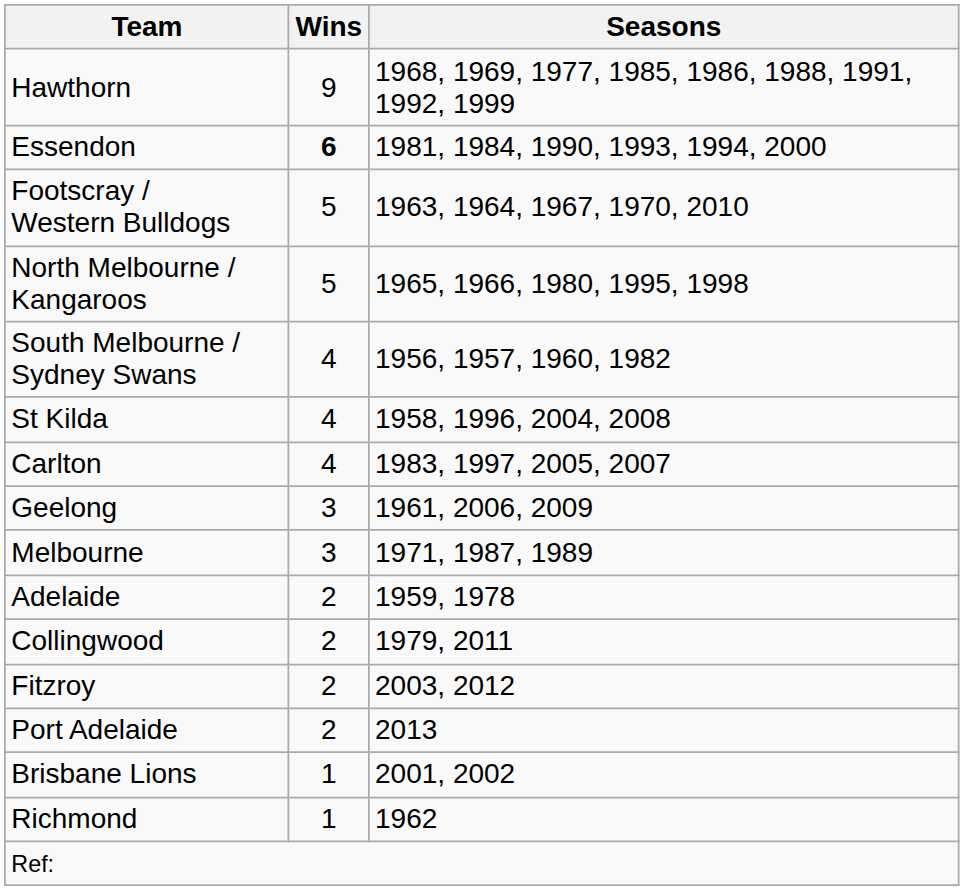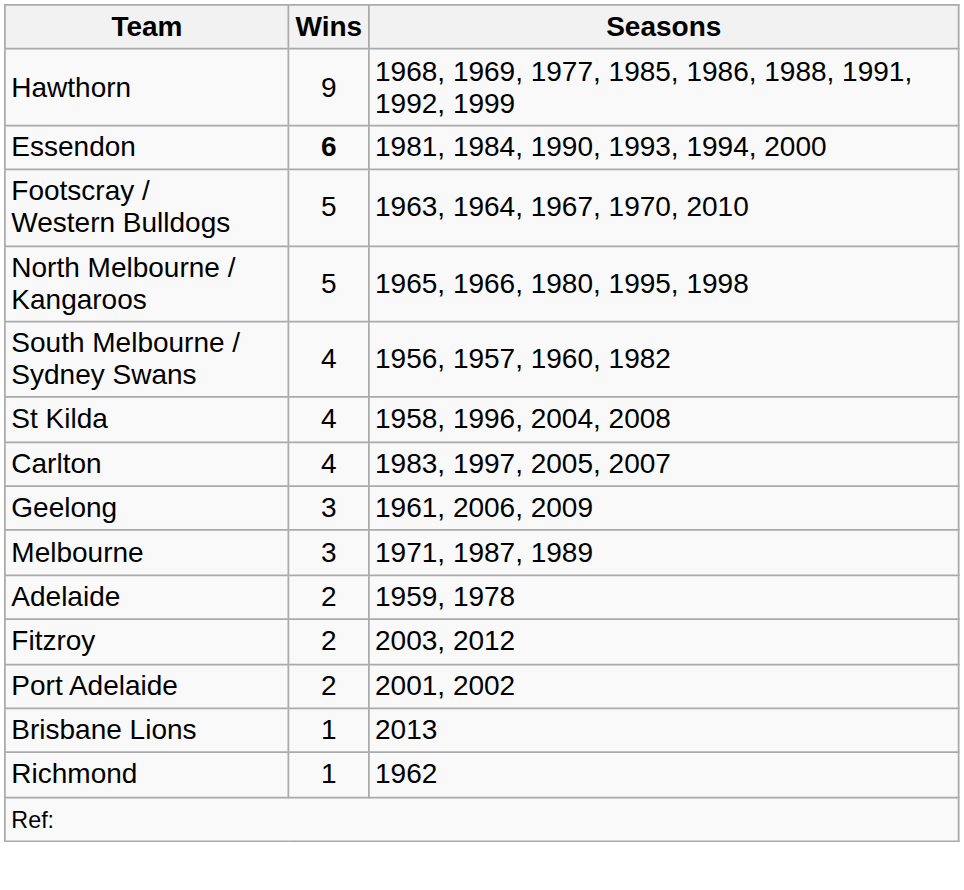- row: (88, 641)
(406, 729) 2013 -> (445, 685) 2001, 2002
(445, 774) 2001, 2002 -> (406, 729) 2013
